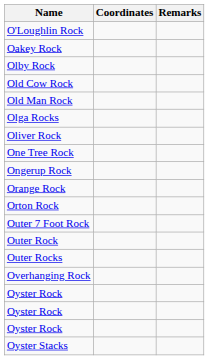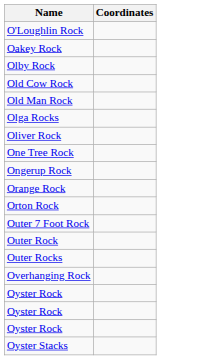- column: (180, 13)
